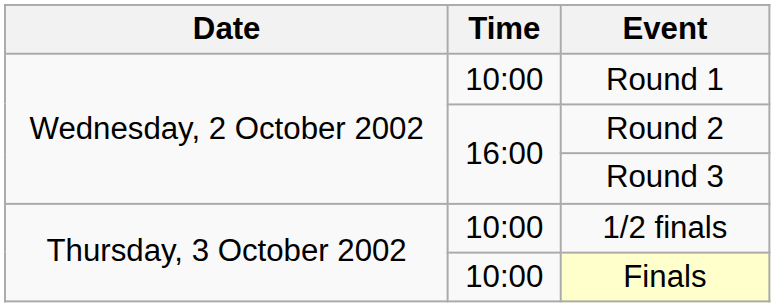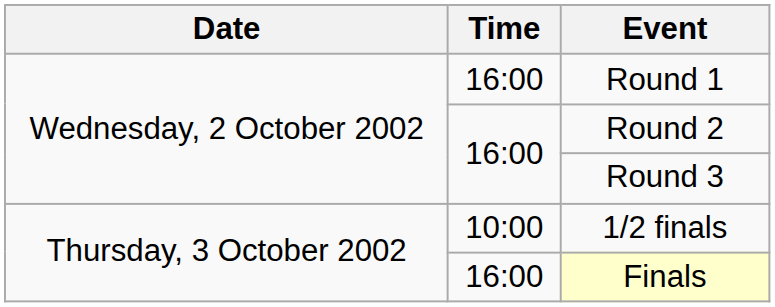(504, 78) 10:00 -> (504, 78) 16:00
(504, 276) 10:00 -> (504, 276) 16:00
